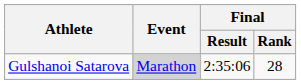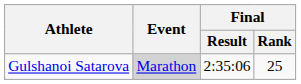(275, 67) 28 -> (275, 67) 25
